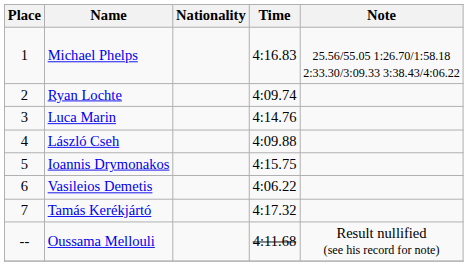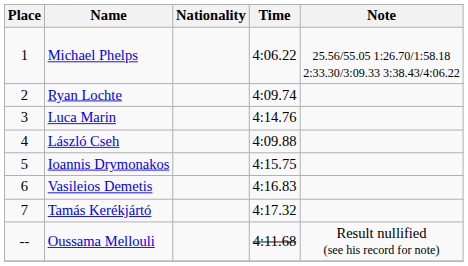(274, 55) 4:16.83 -> (274, 55) 4:06.22
(274, 187) 4:06.22 -> (274, 187) 4:16.83
